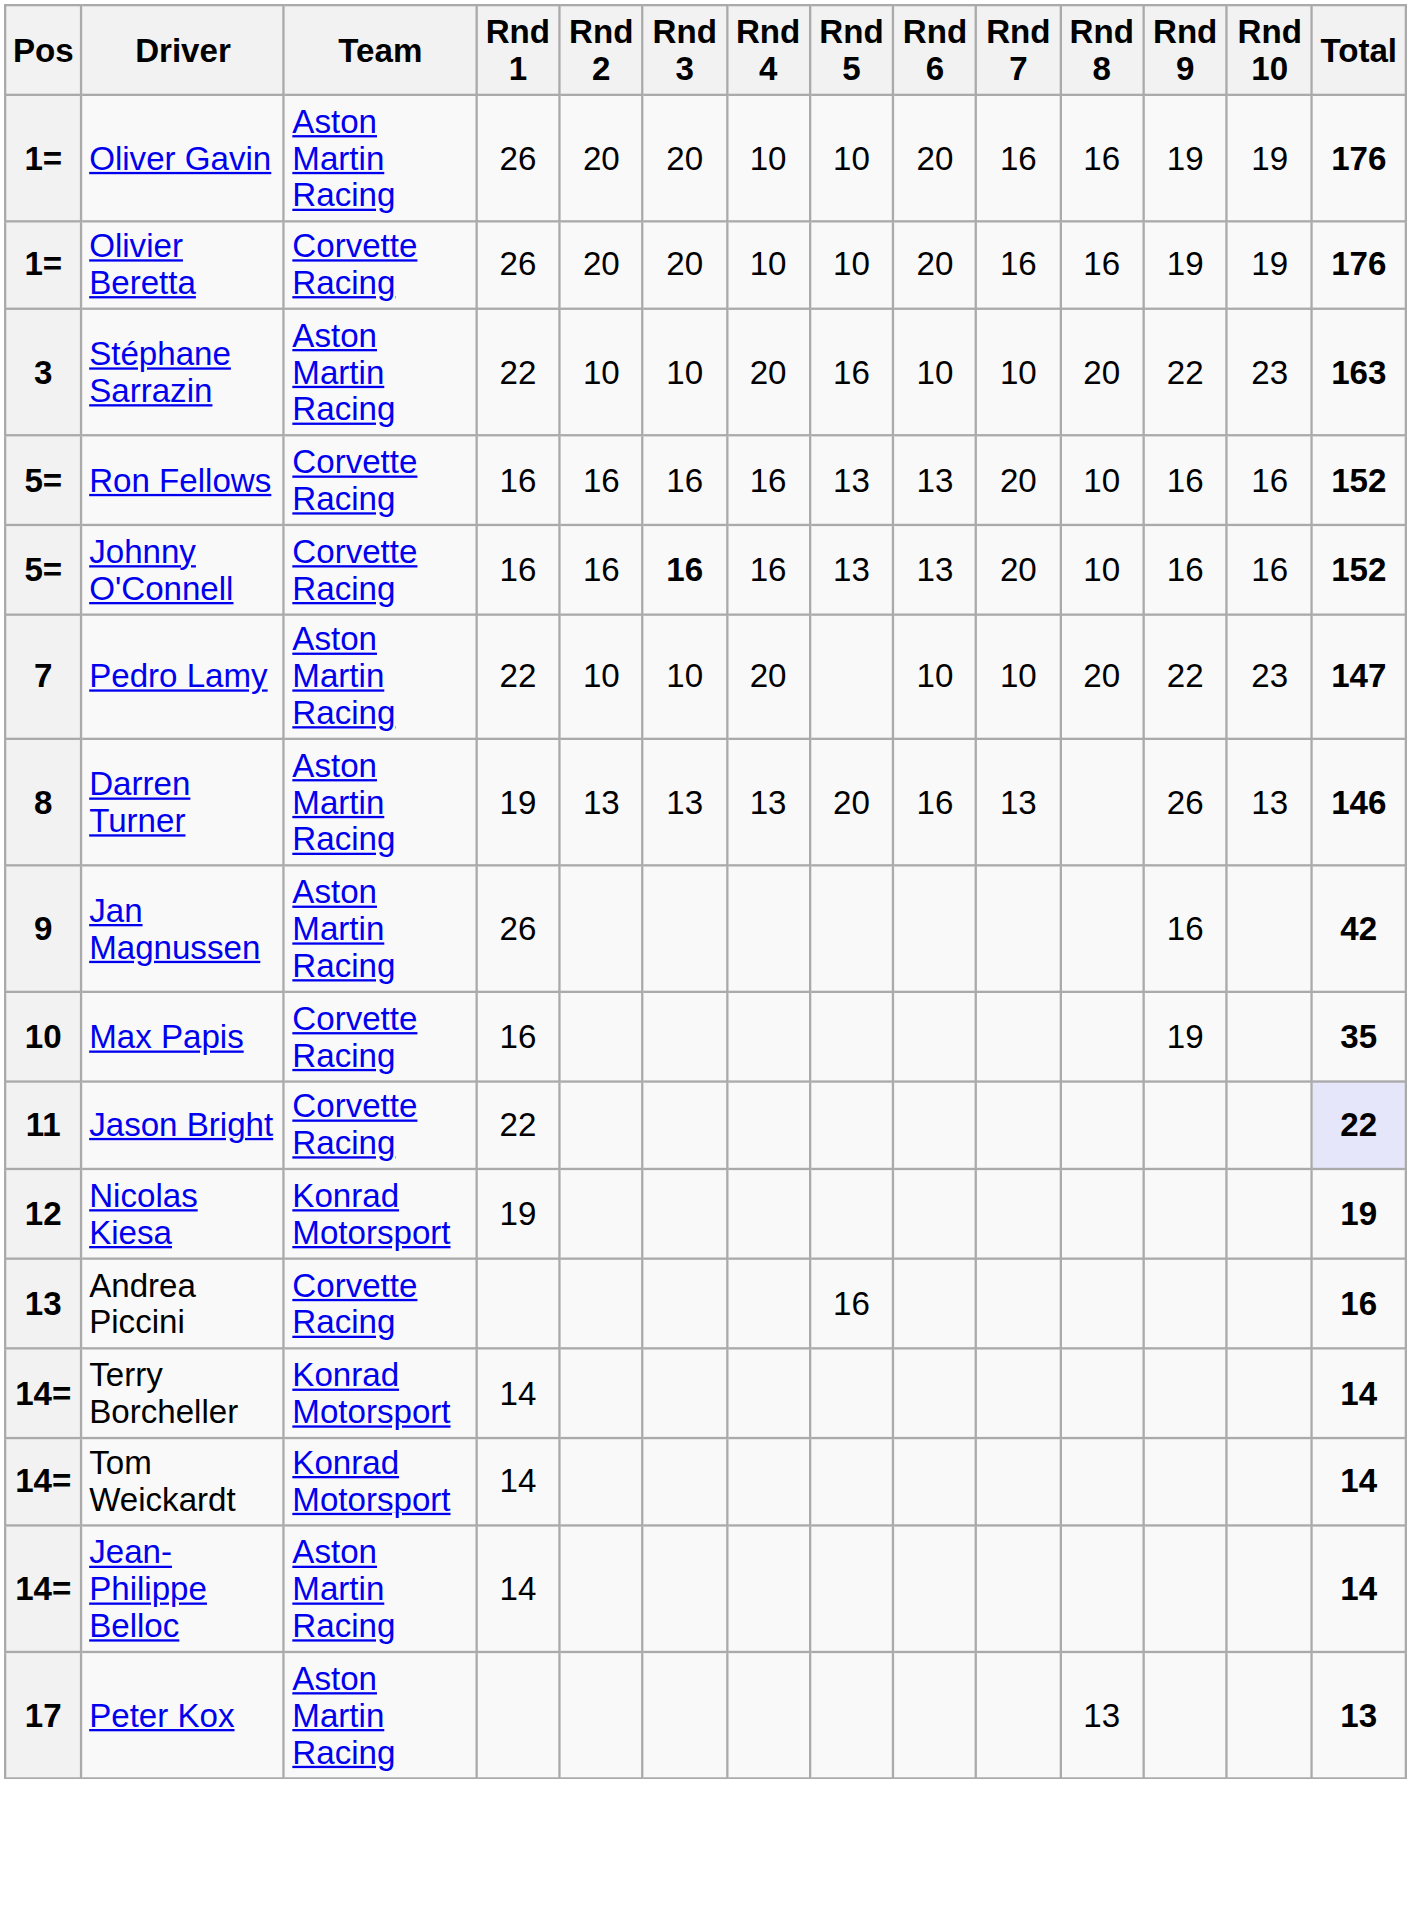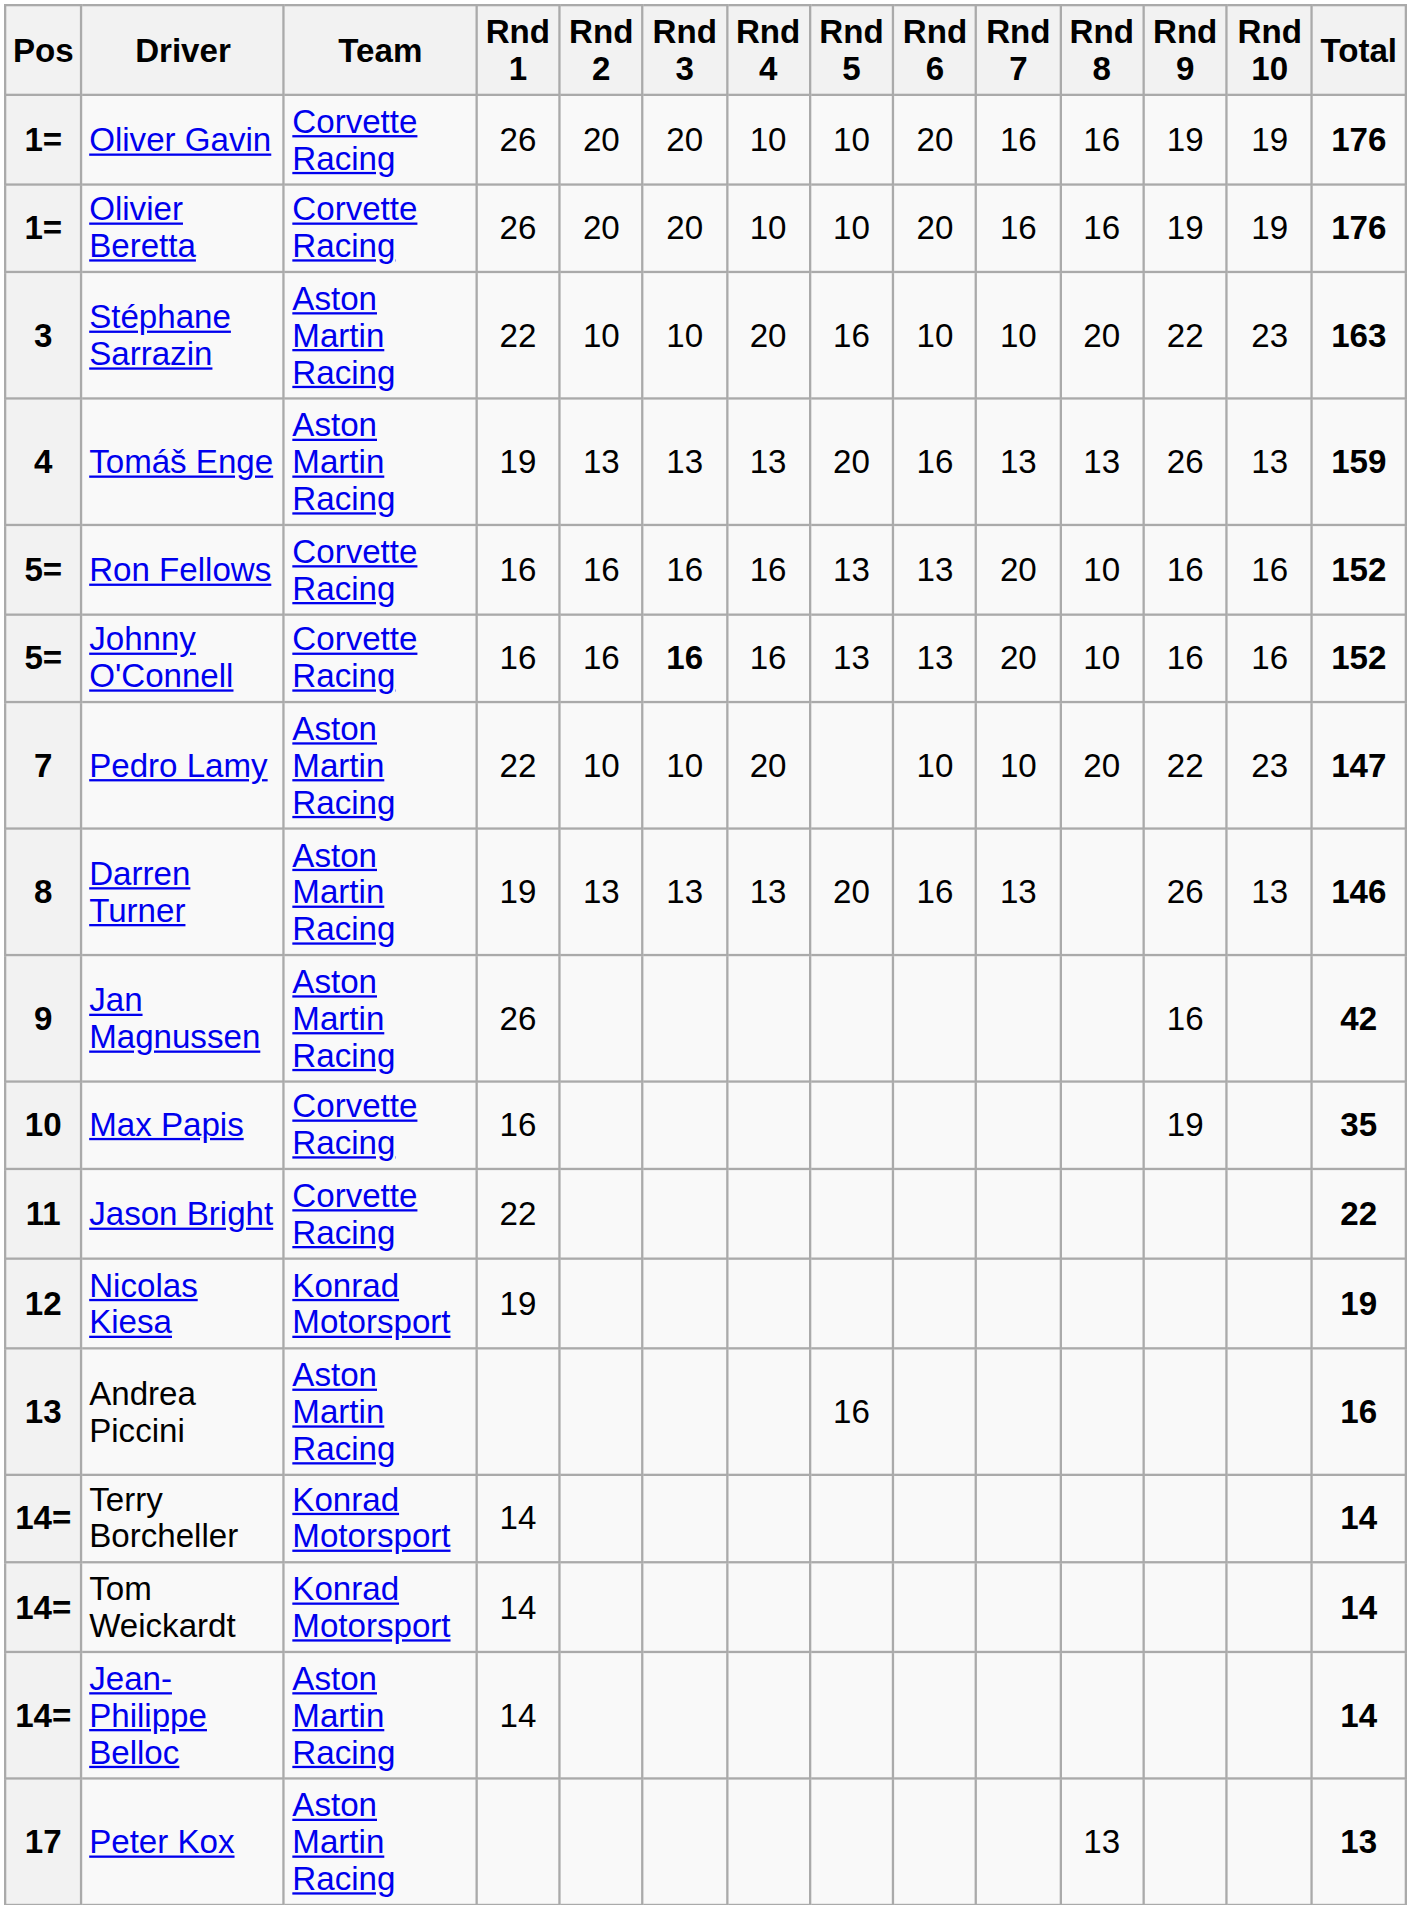(344, 158) Aston Martin Racing -> (355, 139) Corvette Racing
+ row: (181, 462)
(1359, 1125) lavender background -> (1359, 1214) no background
(355, 1304) Corvette Racing -> (344, 1411) Aston Martin Racing
